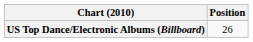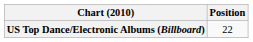(227, 29) 26 -> (227, 29) 22
